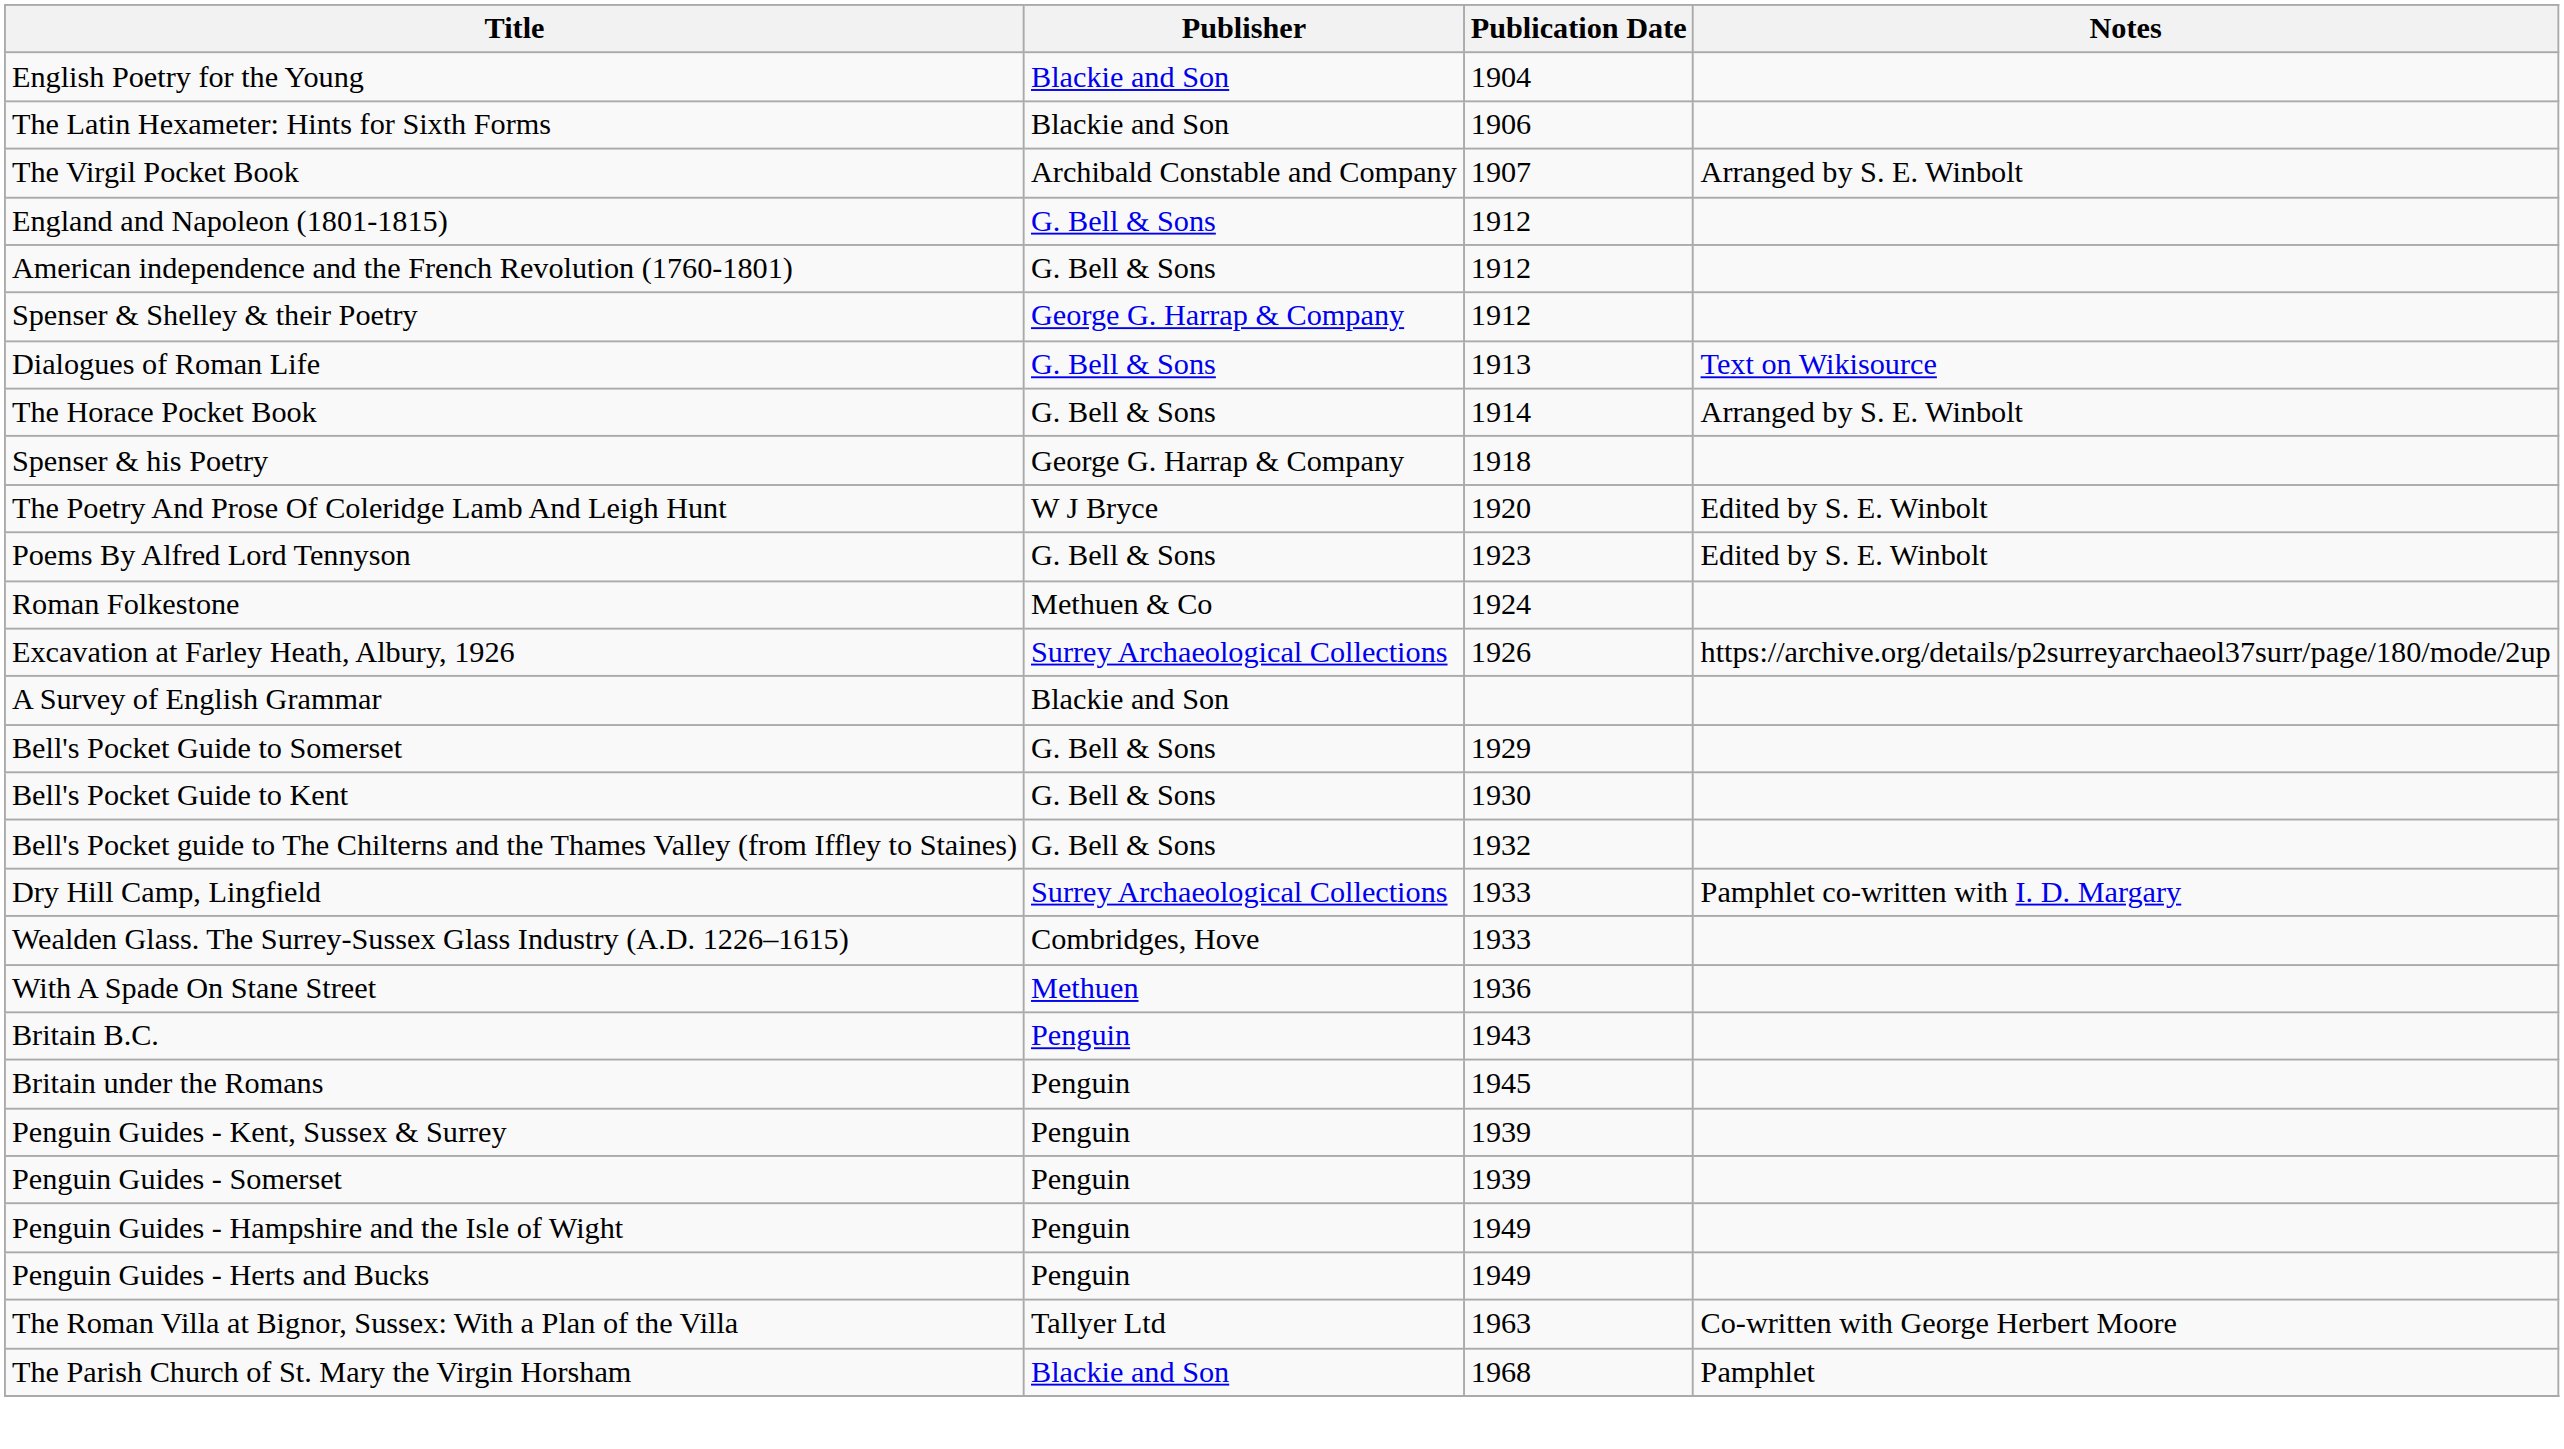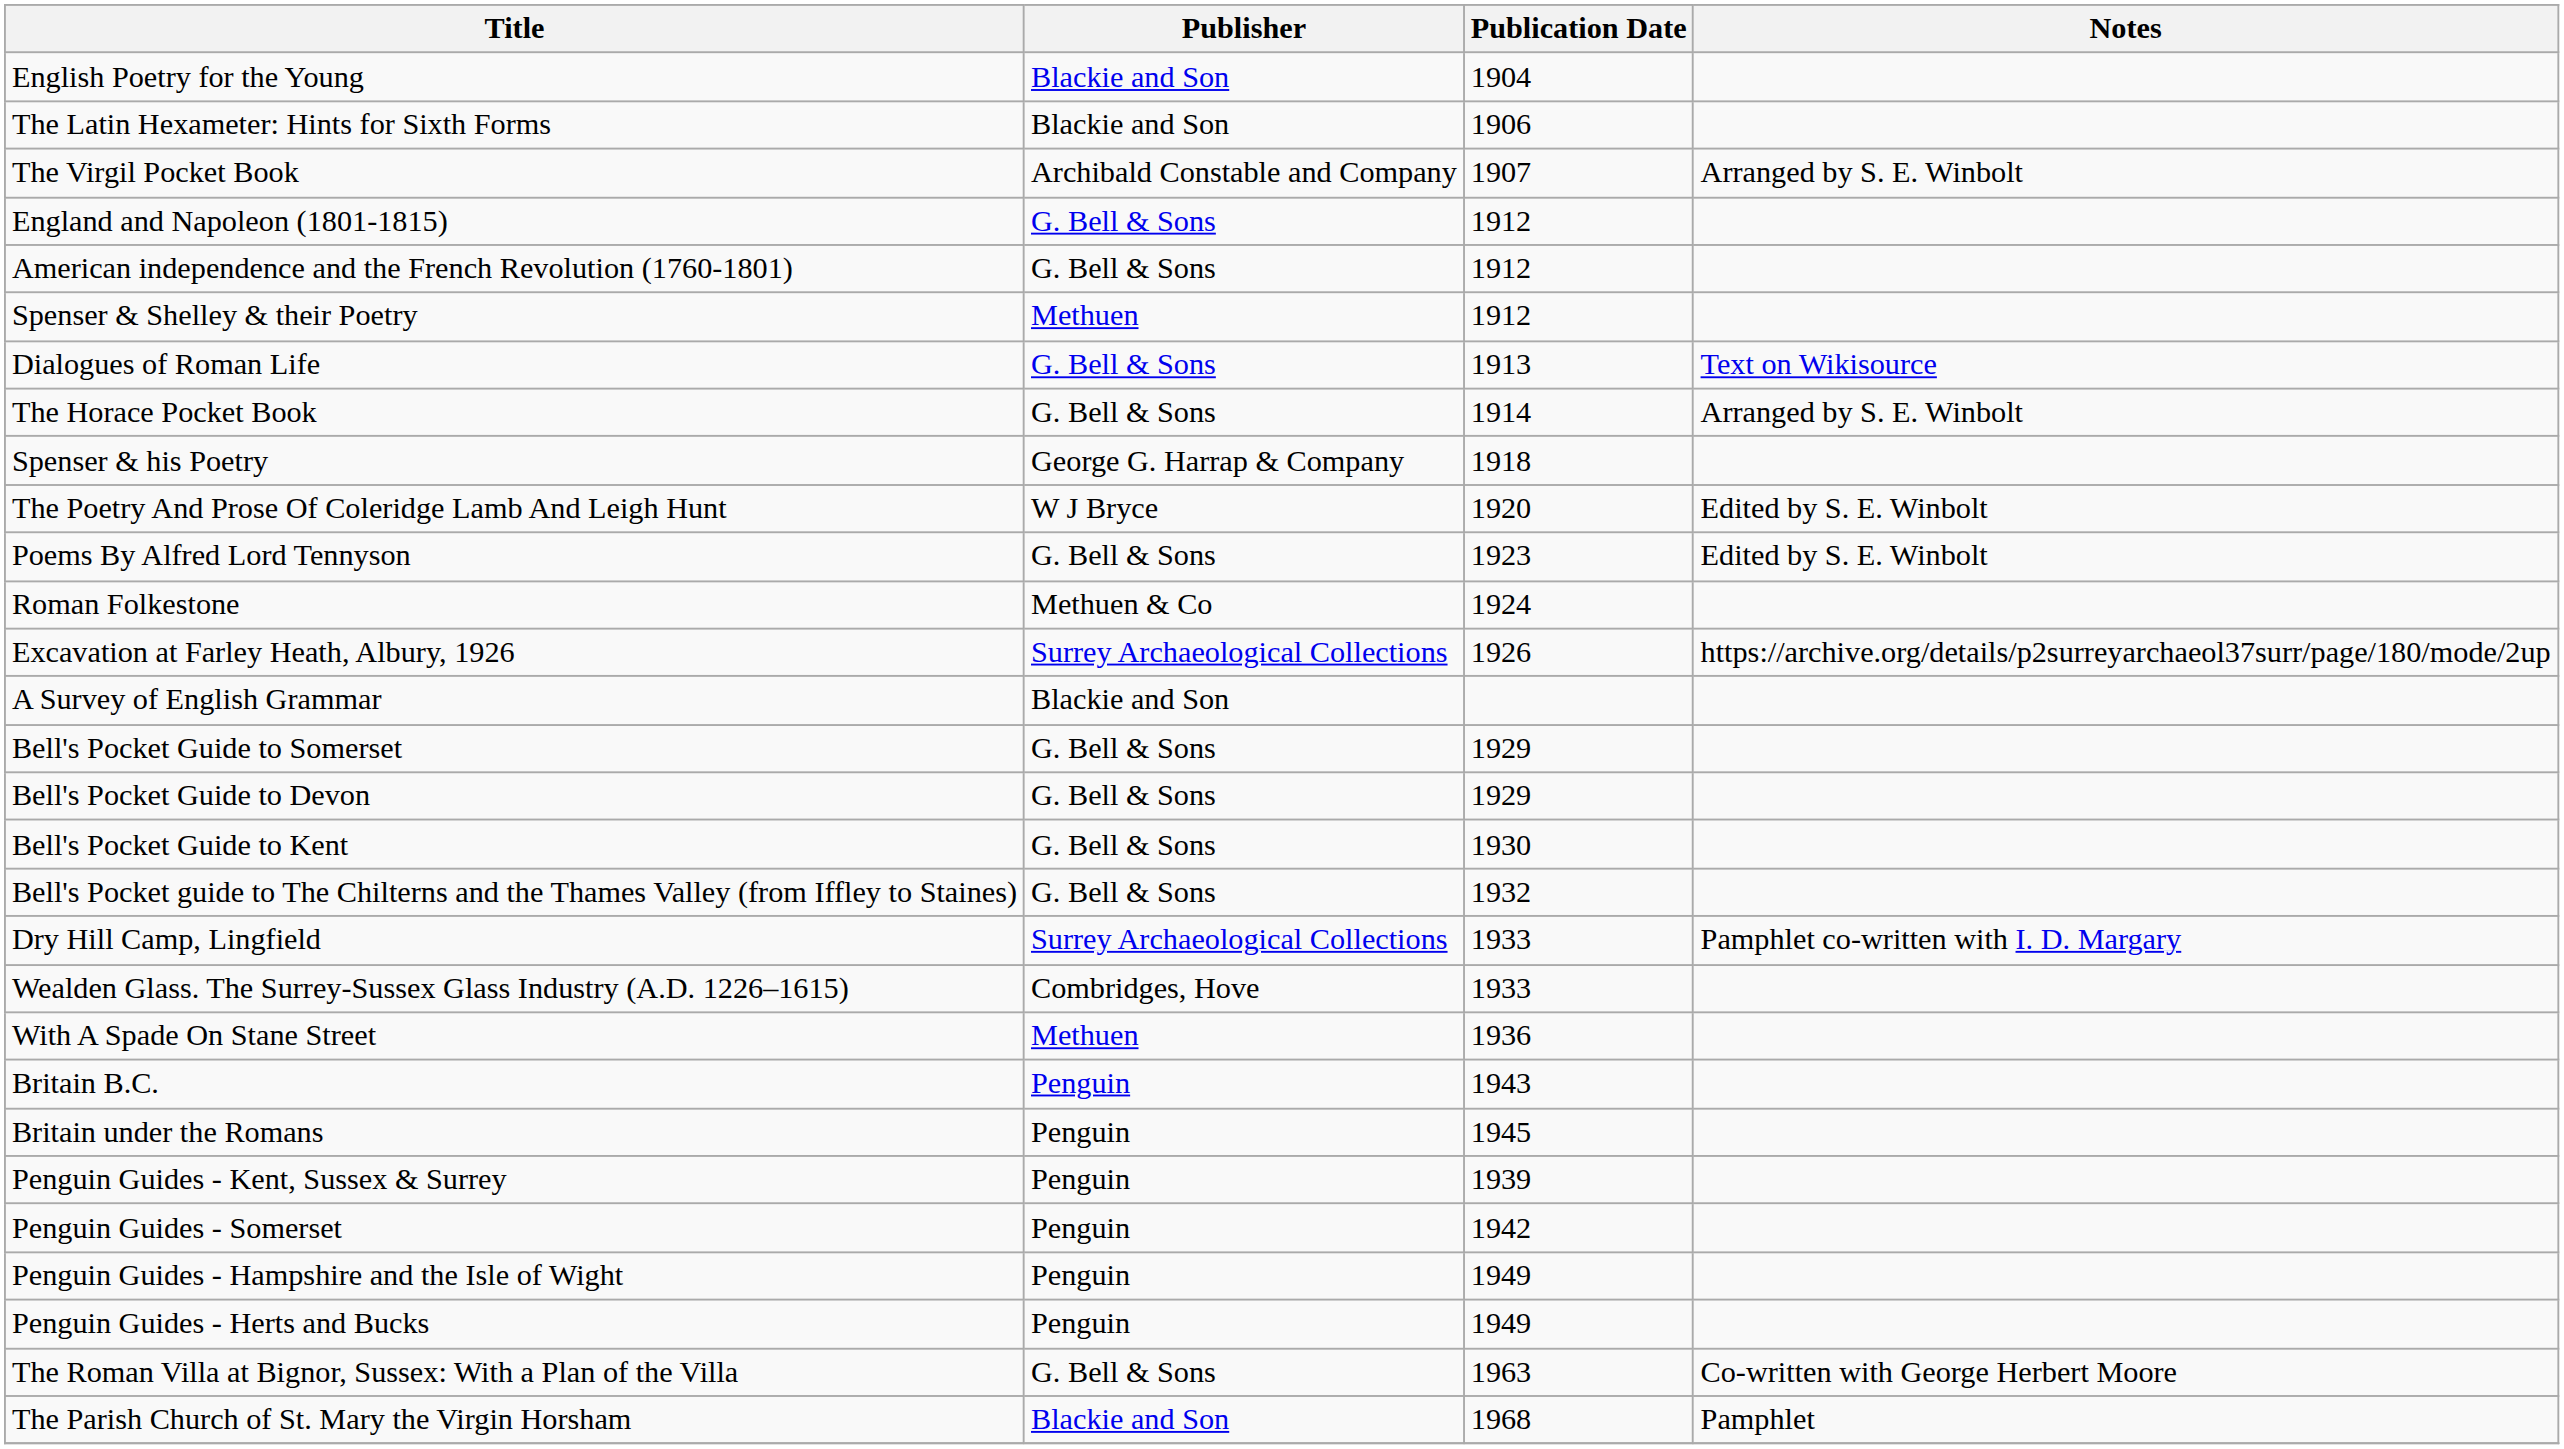(1218, 316) George G. Harrap & Company -> (1085, 316) Methuen
+ row: (191, 795)
(1501, 1179) 1939 -> (1501, 1227) 1942
(1098, 1323) Tallyer Ltd -> (1123, 1371) G. Bell & Sons
